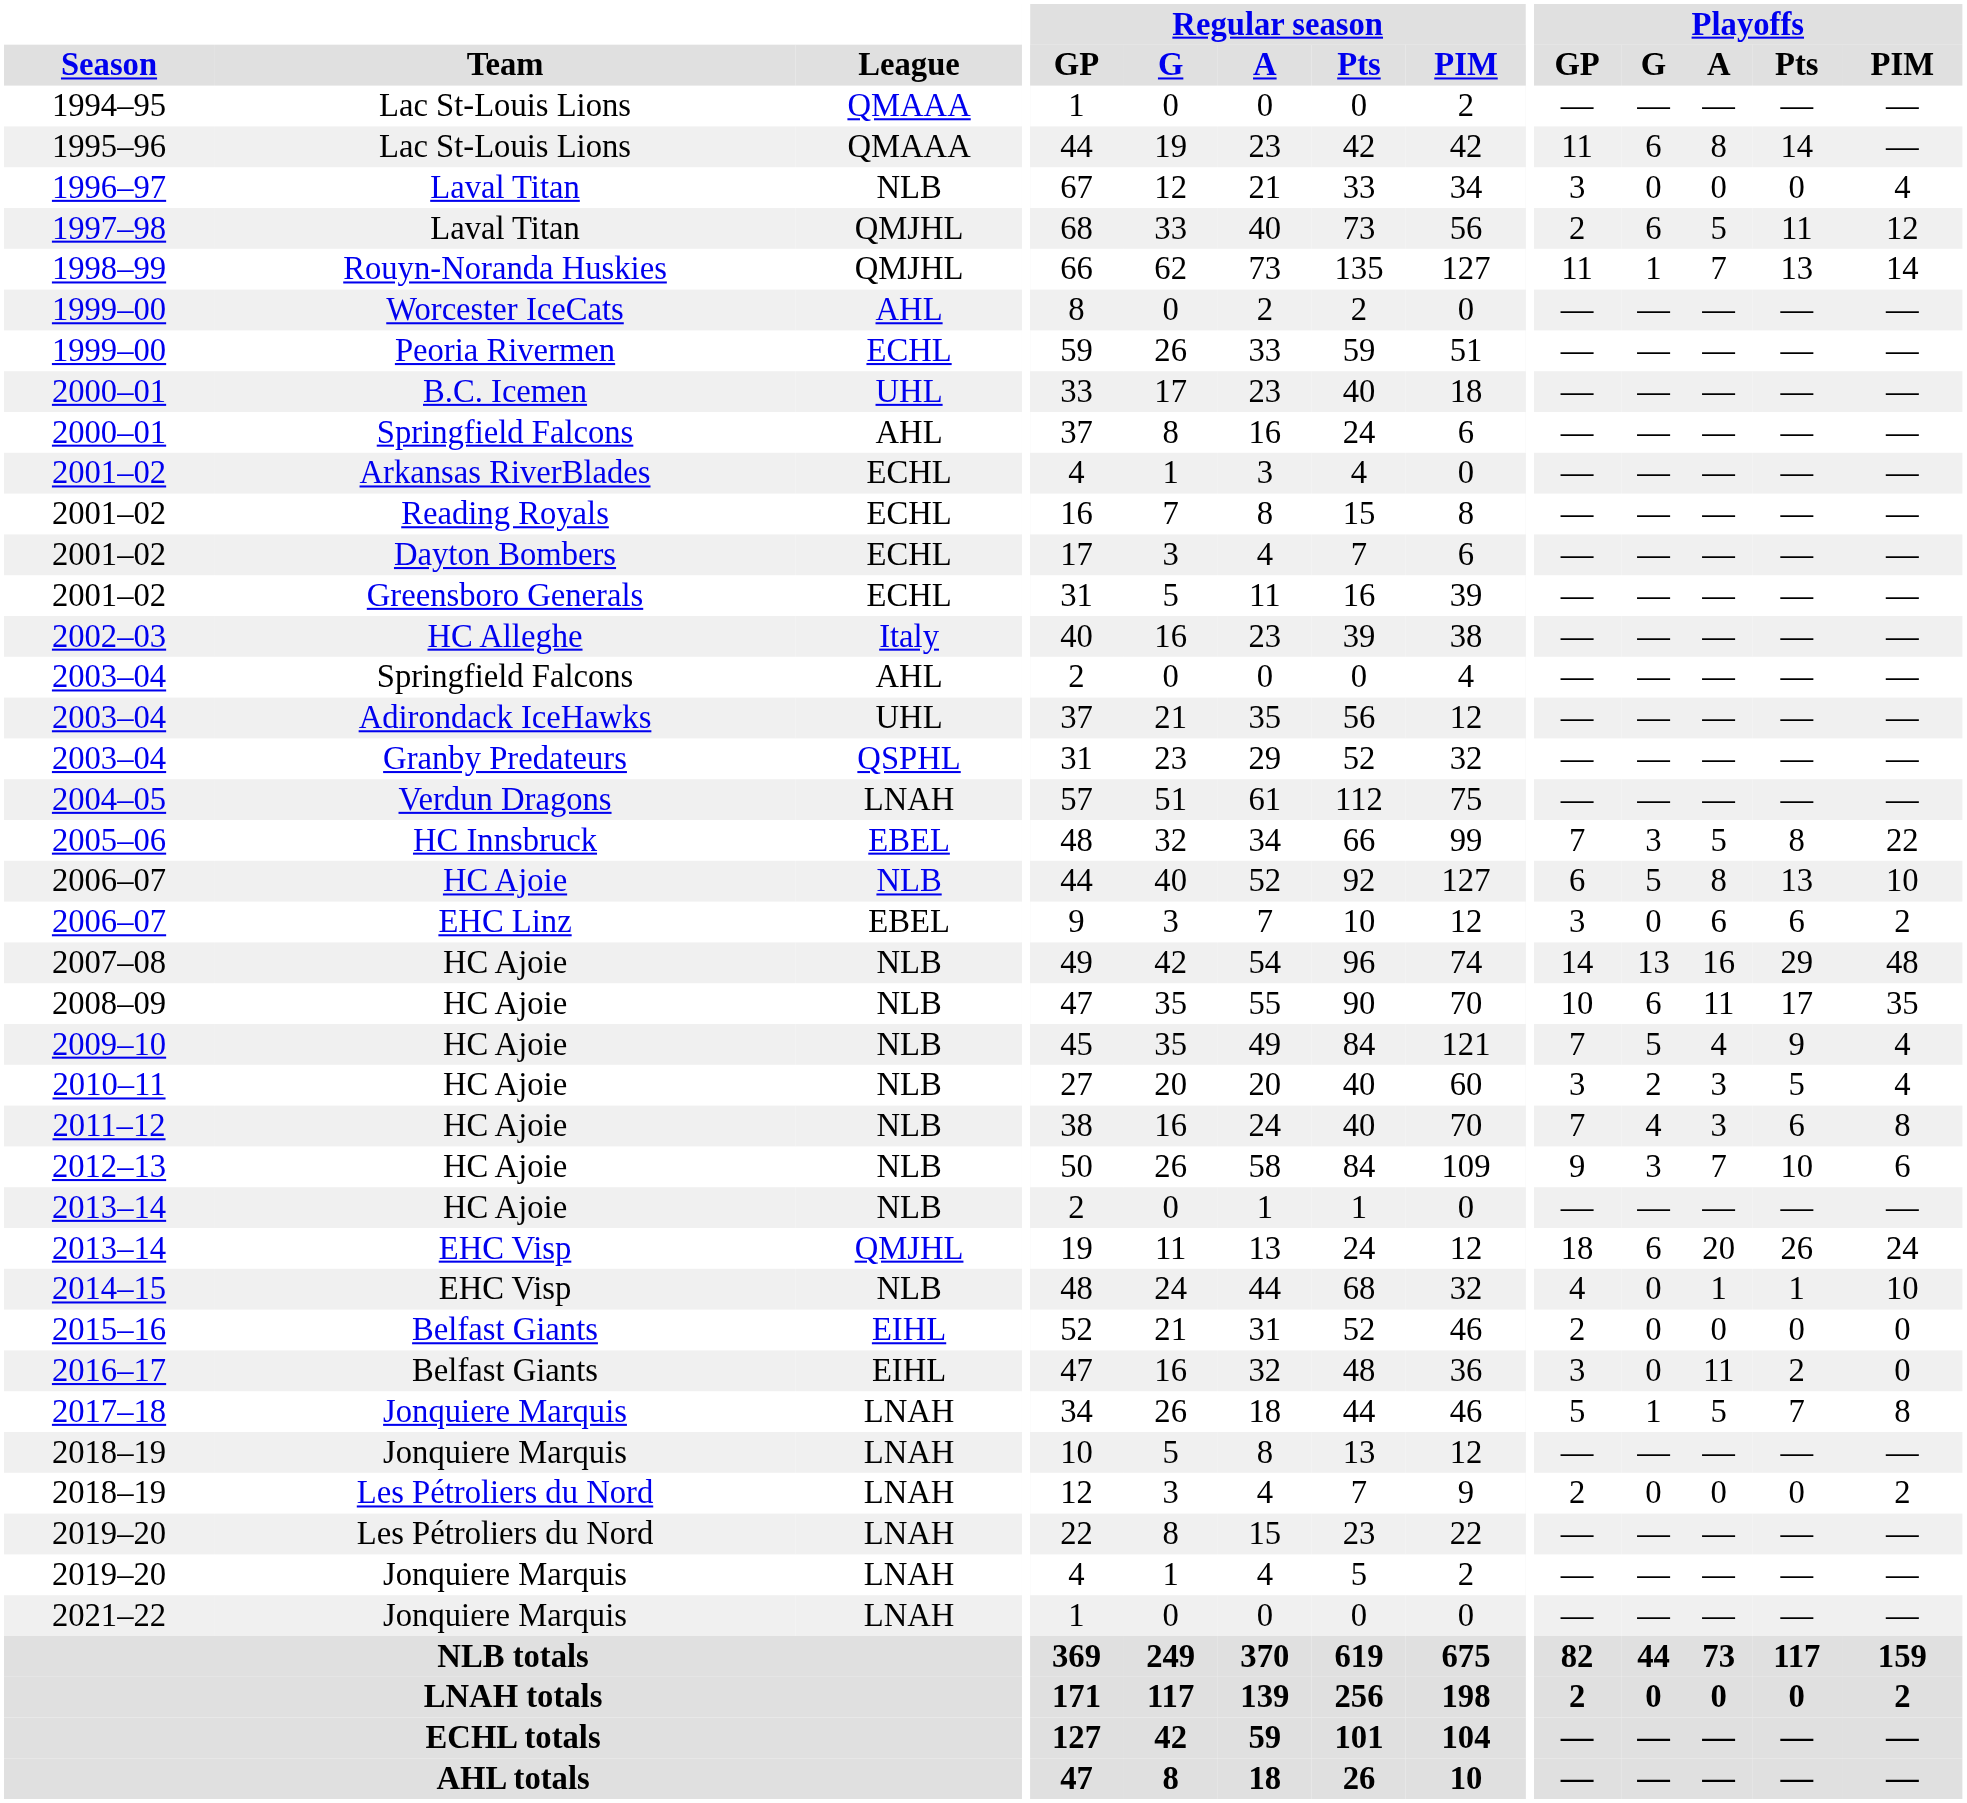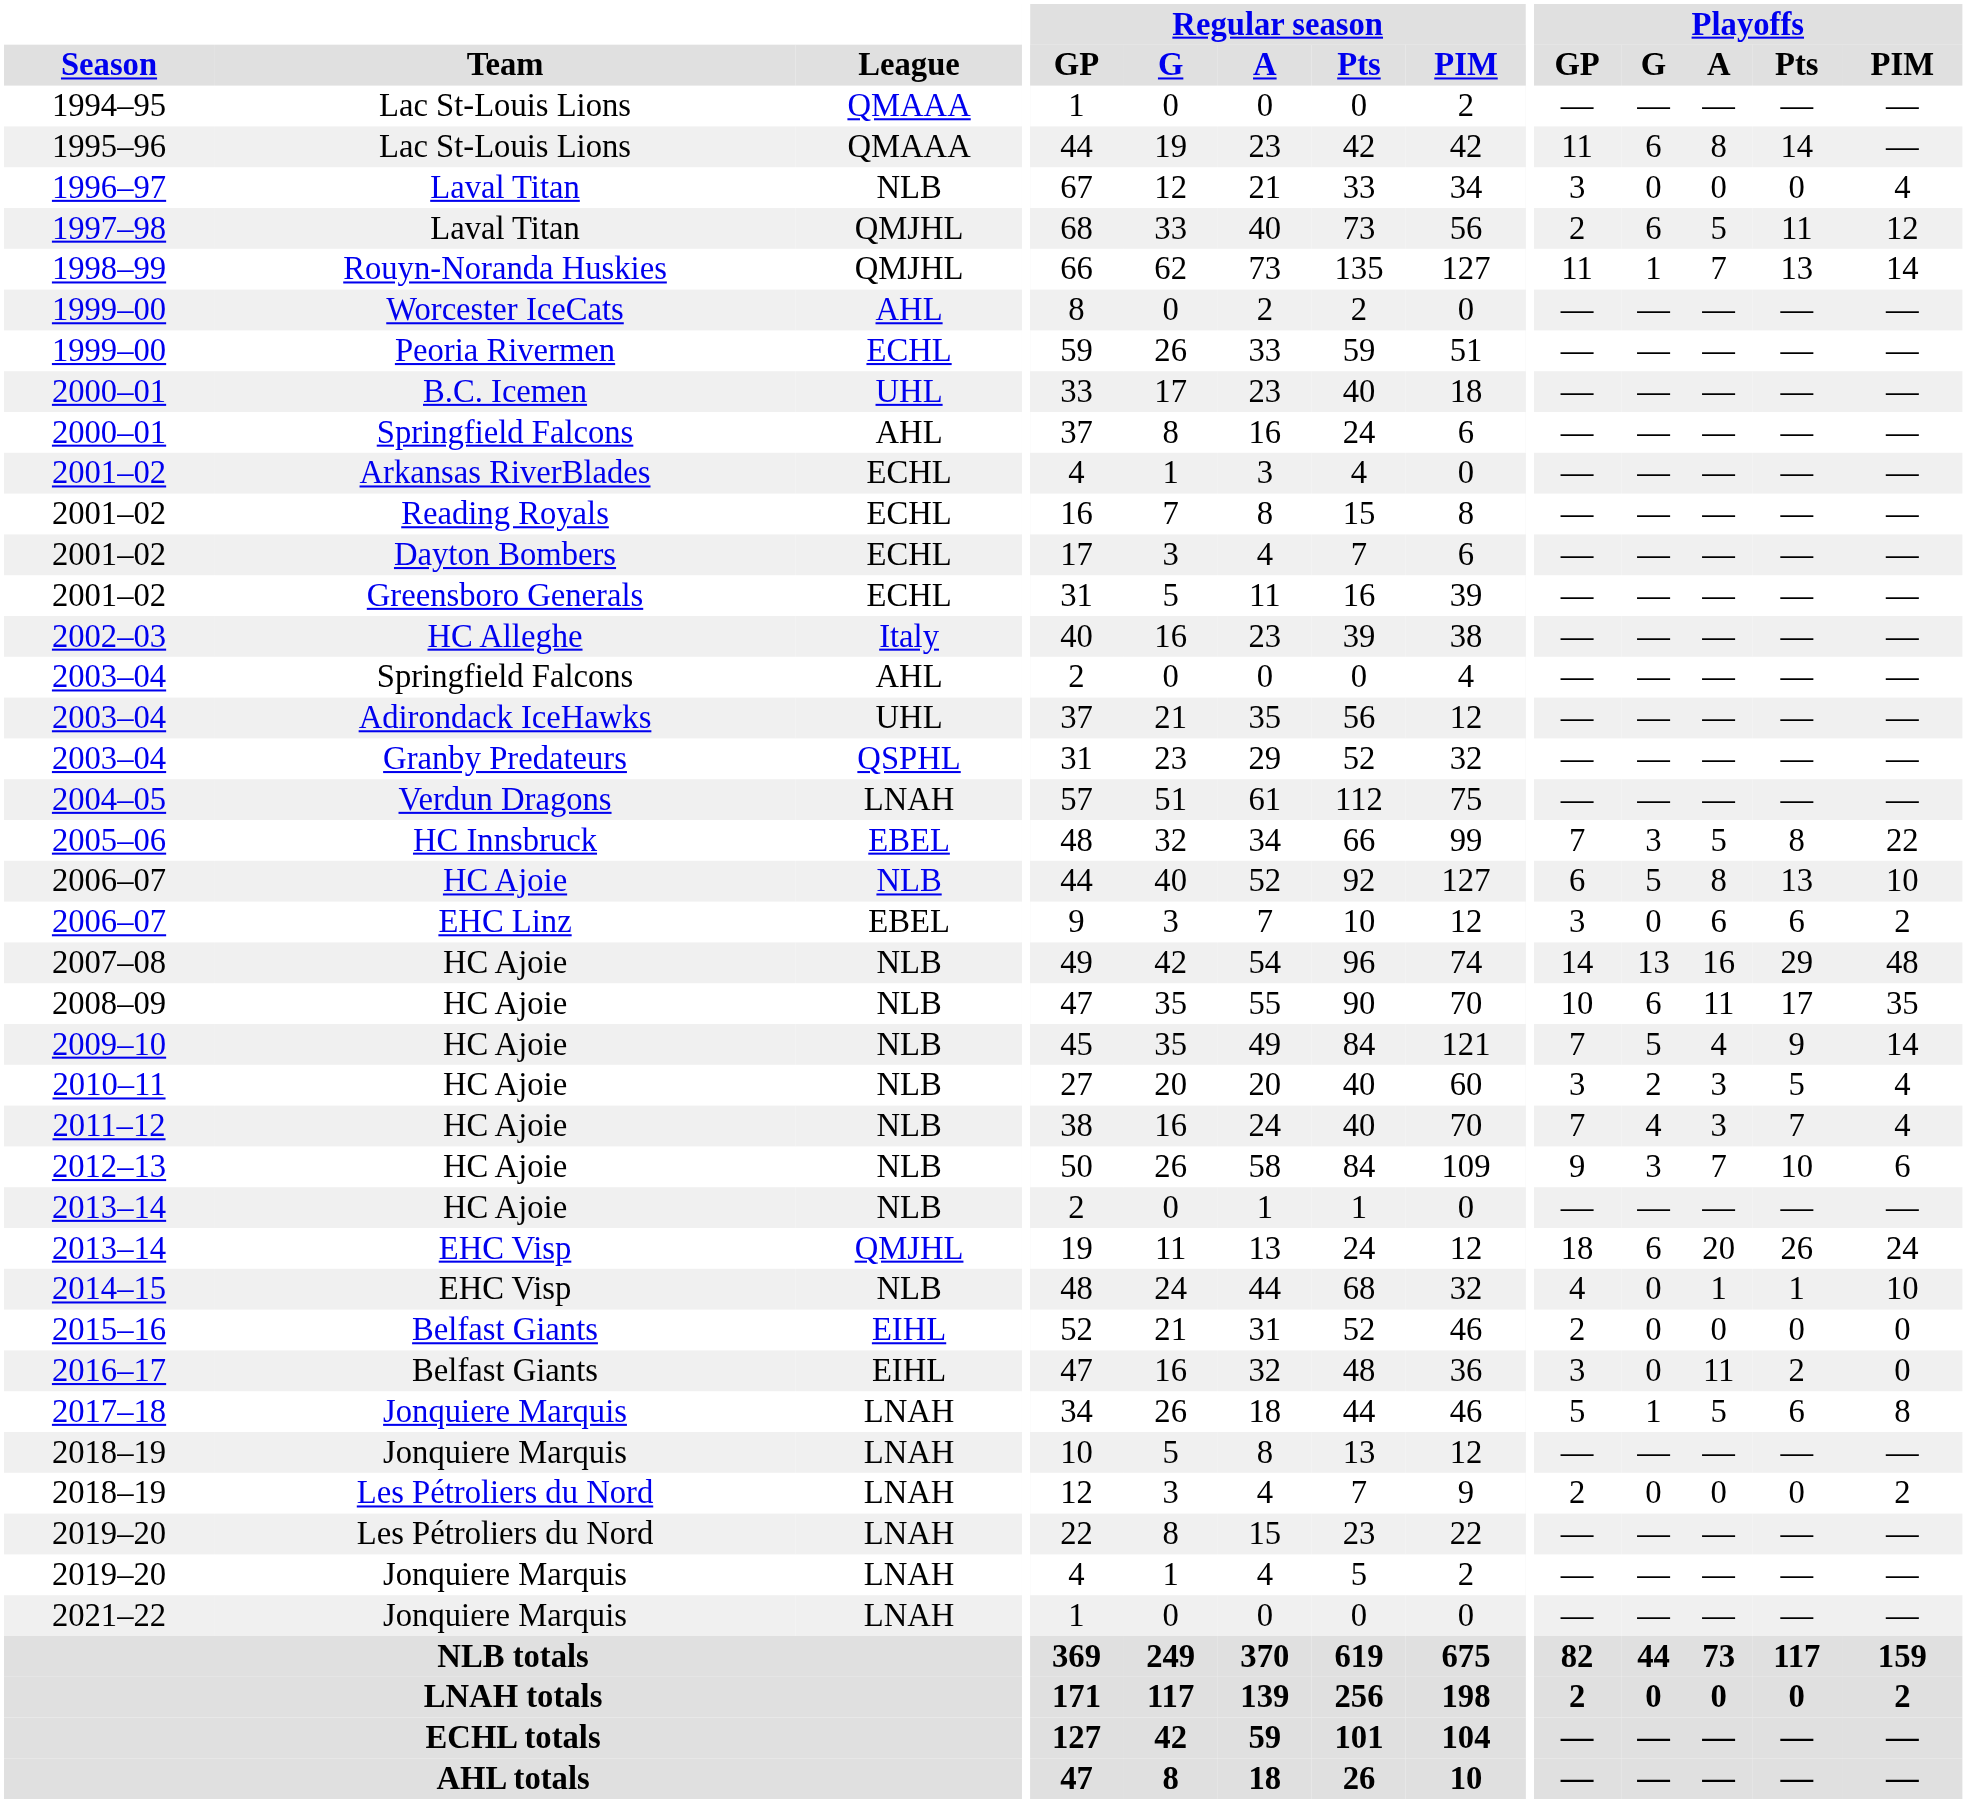(1902, 1043) 4 -> (1902, 1043) 14
(1797, 1125) 6 -> (1797, 1125) 7
(1902, 1125) 8 -> (1902, 1125) 4
(1797, 1411) 7 -> (1797, 1411) 6
